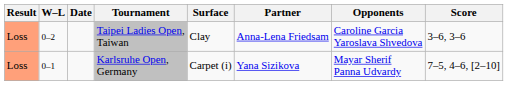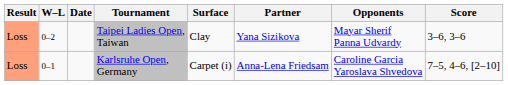(283, 36) Anna-Lena Friedsam -> (268, 36) Yana Sizikova
(378, 36) Caroline Garcia Yaroslava Shvedova -> (367, 36) Mayar Sherif Panna Udvardy
(268, 65) Yana Sizikova -> (283, 65) Anna-Lena Friedsam
(367, 65) Mayar Sherif Panna Udvardy -> (378, 65) Caroline Garcia Yaroslava Shvedova
